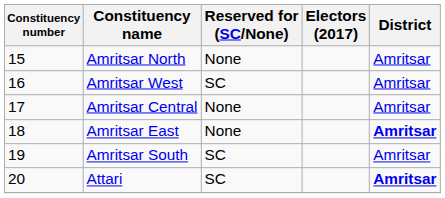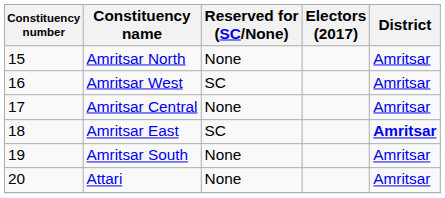(223, 131) None -> (215, 131) SC
(215, 155) SC -> (223, 155) None
(215, 180) SC -> (223, 180) None
(405, 180) bold -> (402, 180) normal
